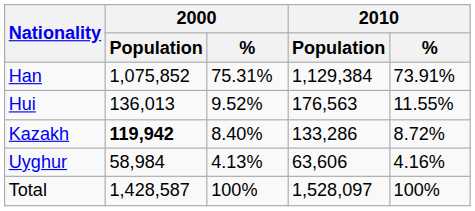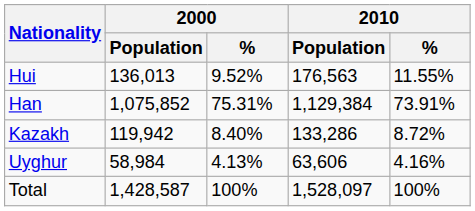rows swapped: (25, 76) <-> (22, 104)
(142, 133) bold -> (142, 133) normal
